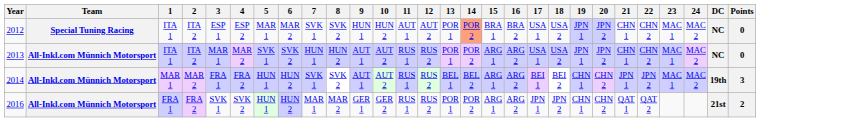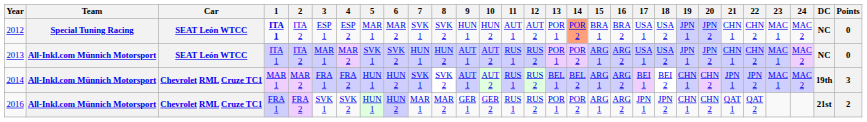+ column: (211, 11)
(170, 30) normal -> (276, 30) bold
